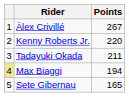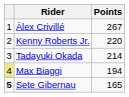(115, 56) 211 -> (114, 56) 214
(9, 85) normal -> (9, 85) bold
